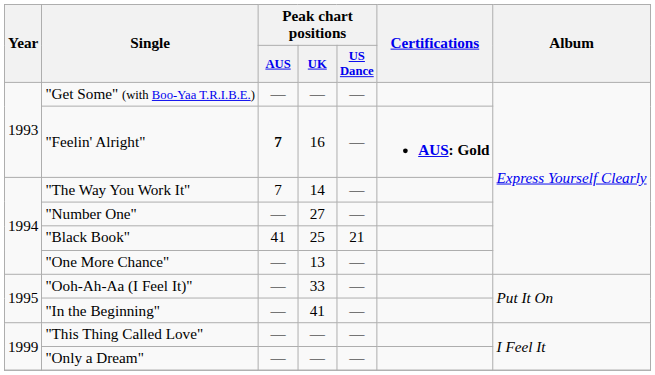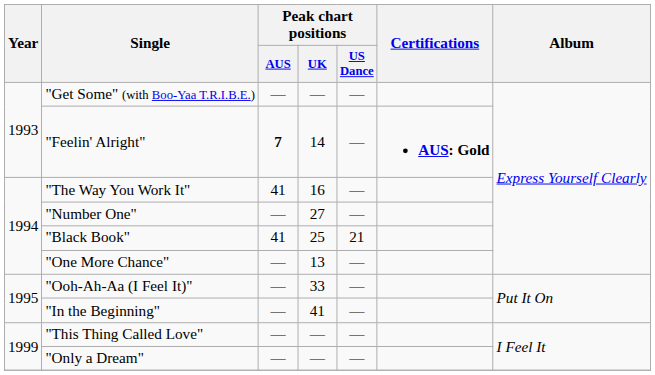(317, 142) 16 -> (317, 142) 14
(278, 189) 7 -> (278, 189) 41
(317, 189) 14 -> (317, 189) 16
